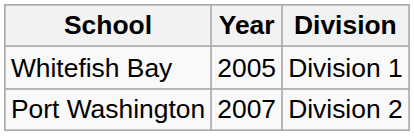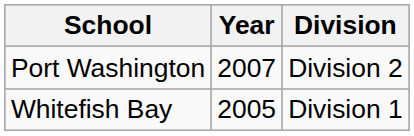rows swapped: (92, 67) <-> (108, 109)
